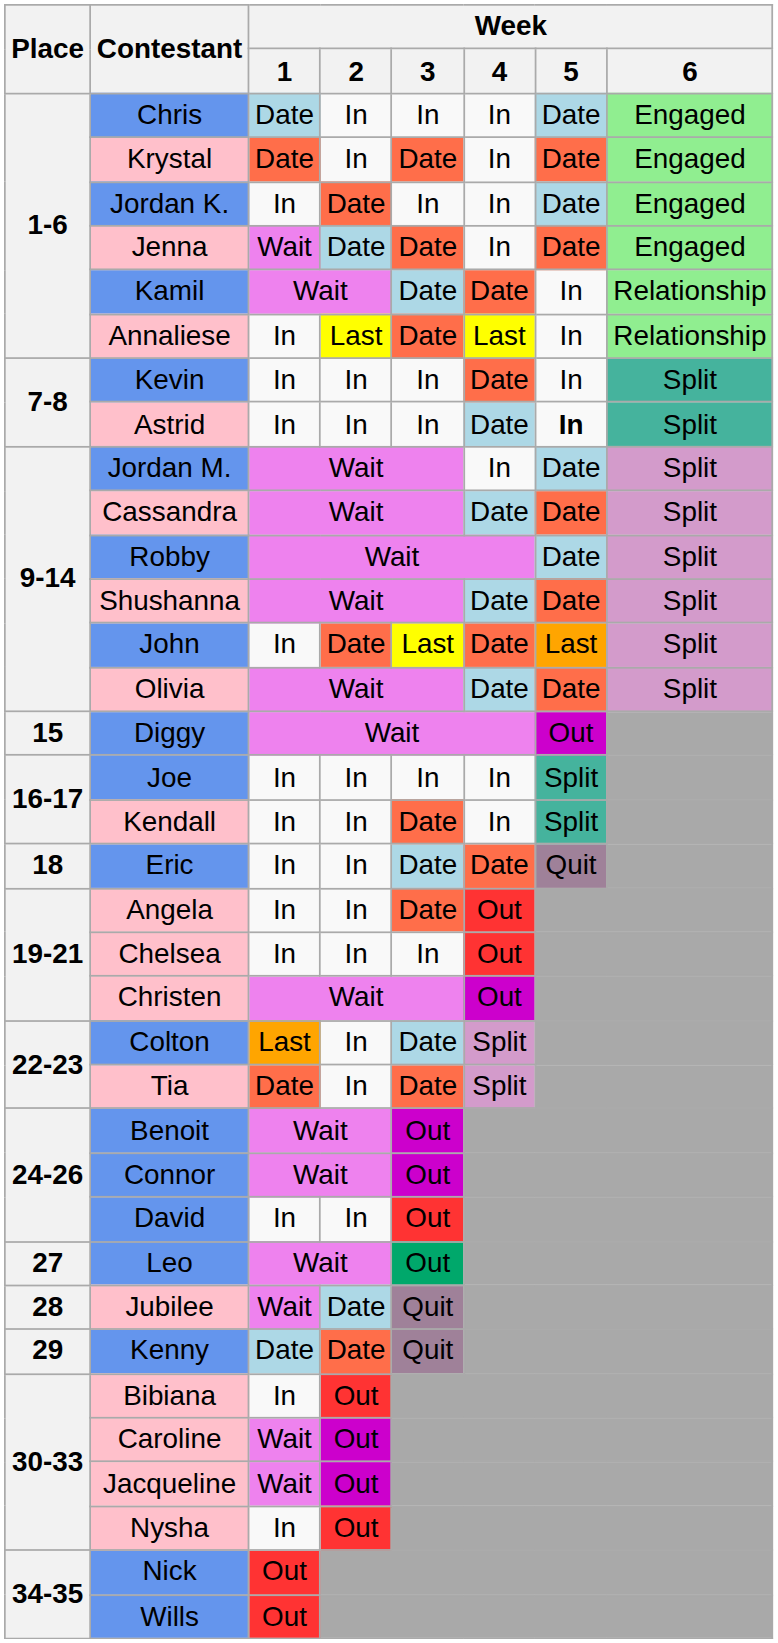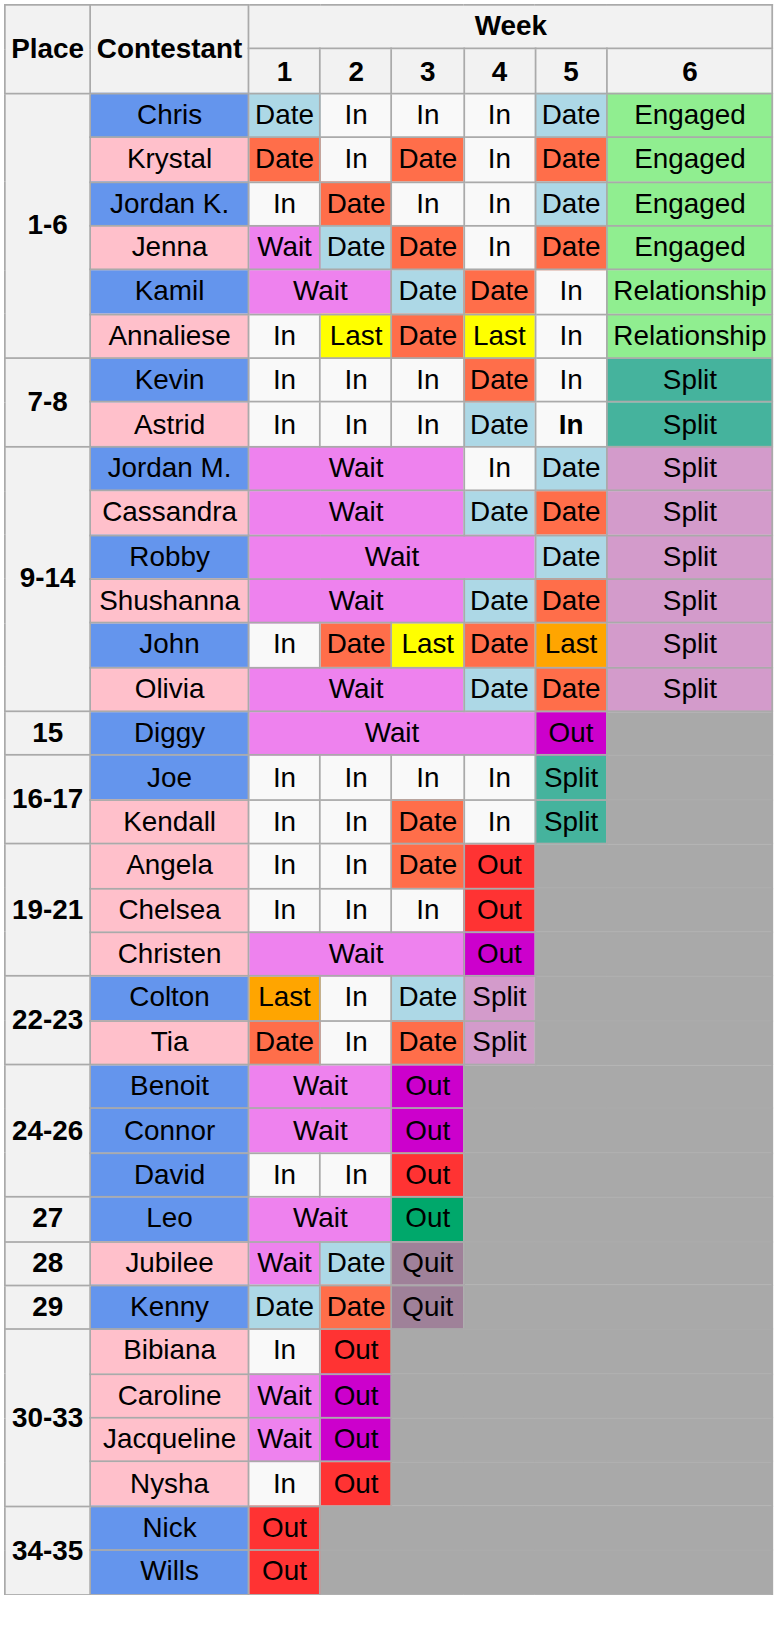- row: (170, 865)
